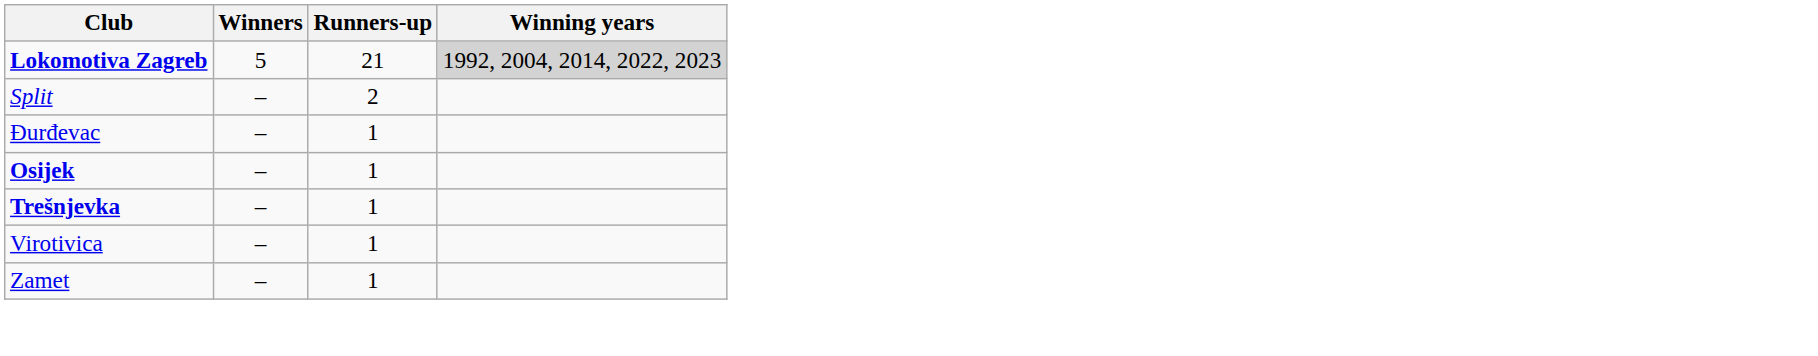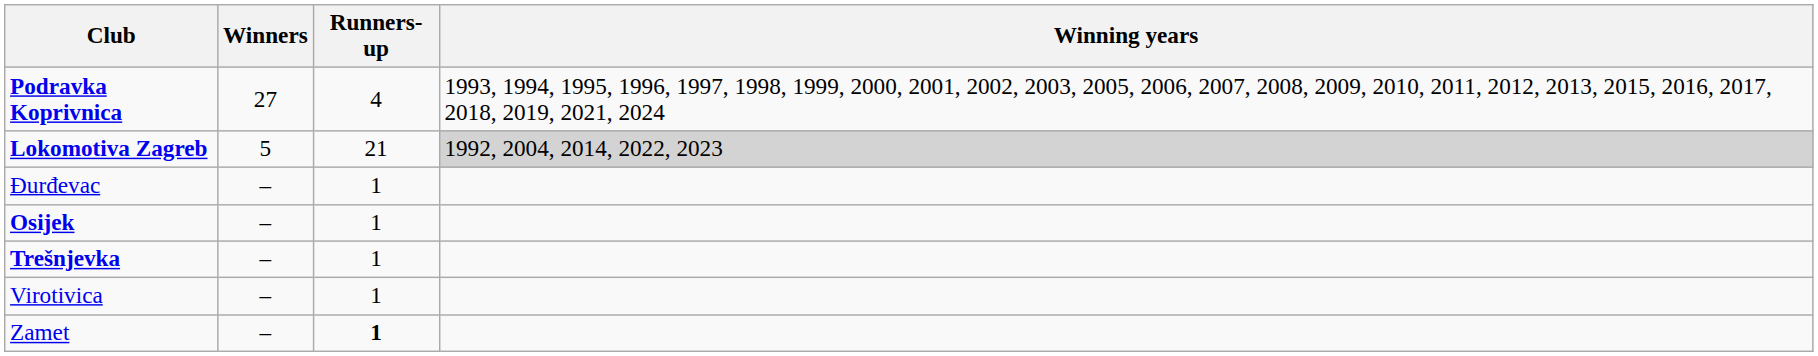+ row: (66, 98)
- row: (31, 96)
(373, 280) normal -> (376, 332) bold
